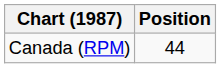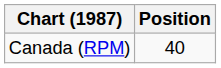(175, 47) 44 -> (175, 47) 40
